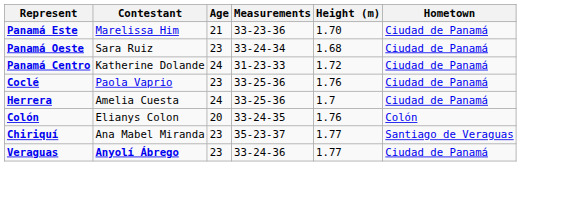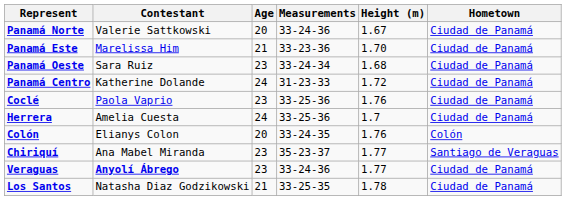+ row: (45, 30)
+ row: (39, 187)
